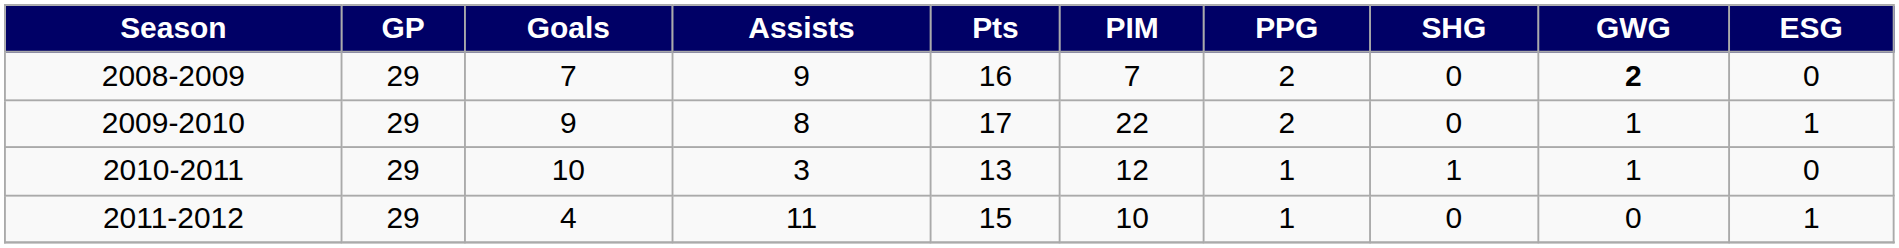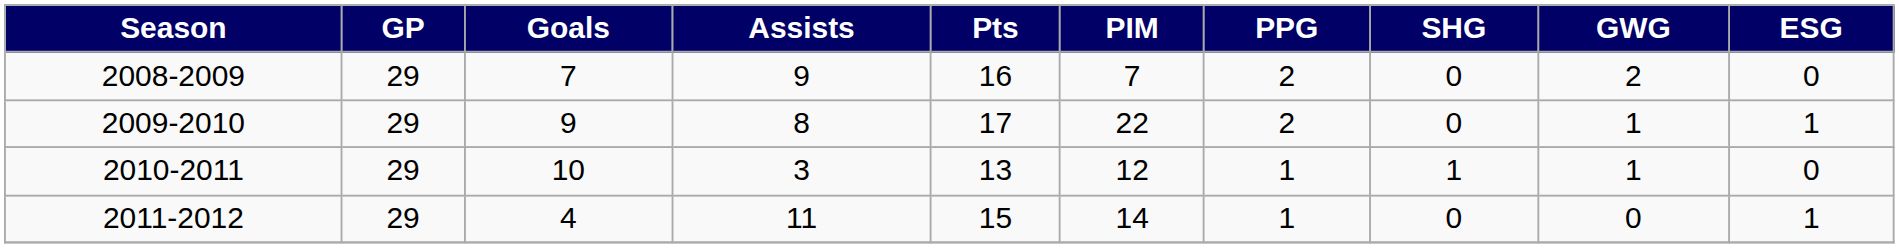(1633, 75) bold -> (1633, 75) normal
(1132, 218) 10 -> (1132, 218) 14
